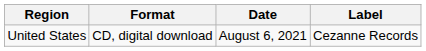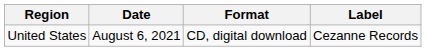columns swapped: (263, 14) <-> (152, 14)
